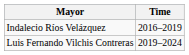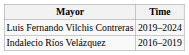rows swapped: (70, 43) <-> (56, 27)
